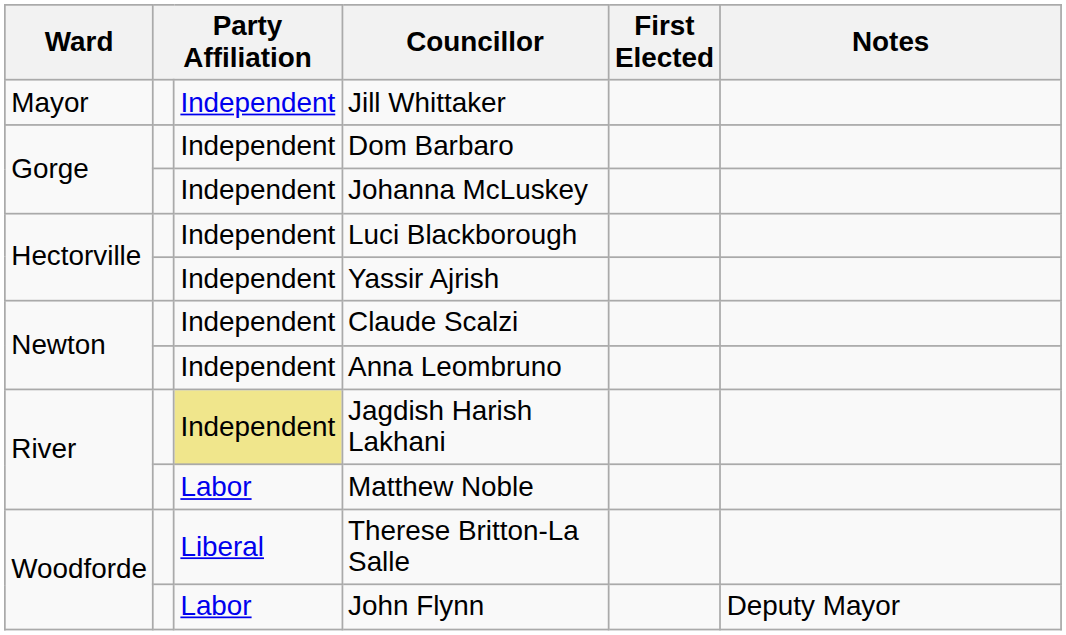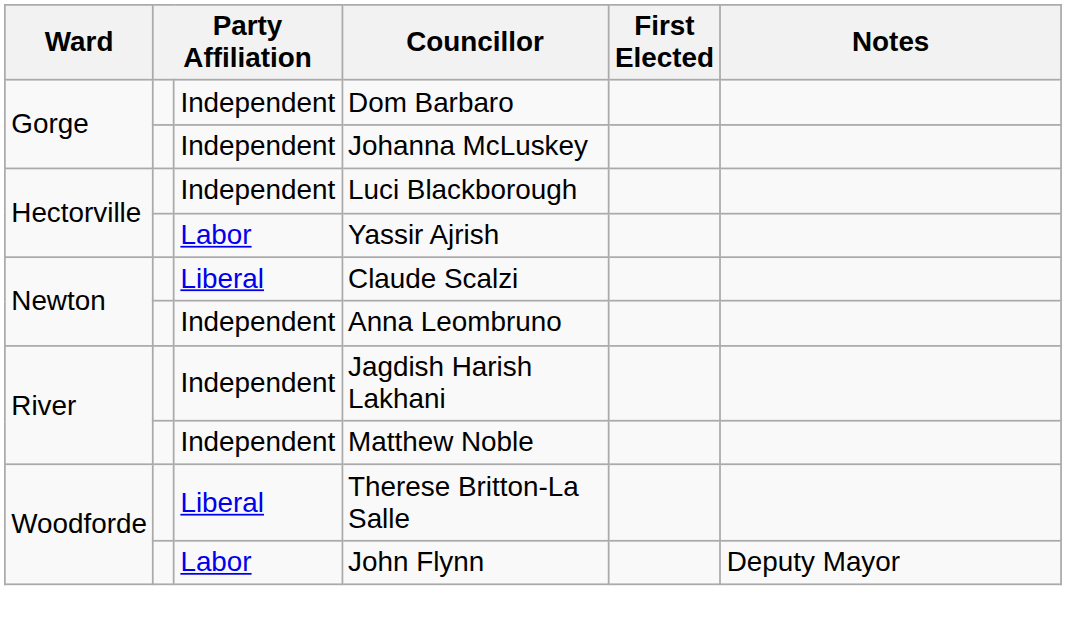- row: (427, 102)
(258, 278) Independent -> (216, 234) Labor
(258, 322) Independent -> (222, 278) Liberal
(258, 426) khaki background -> (258, 382) no background
(216, 486) Labor -> (258, 442) Independent
